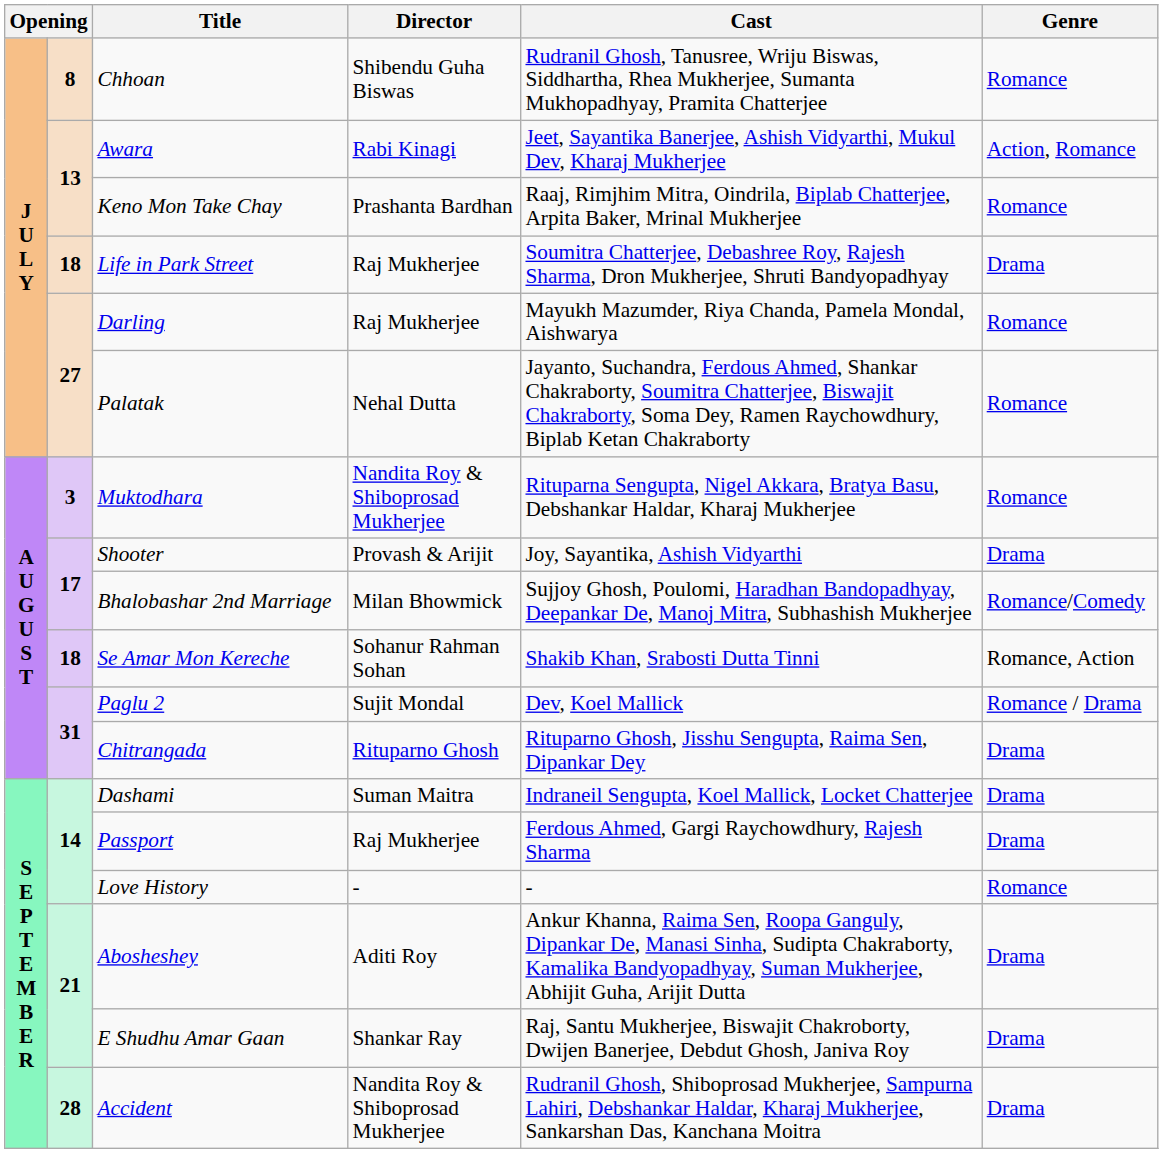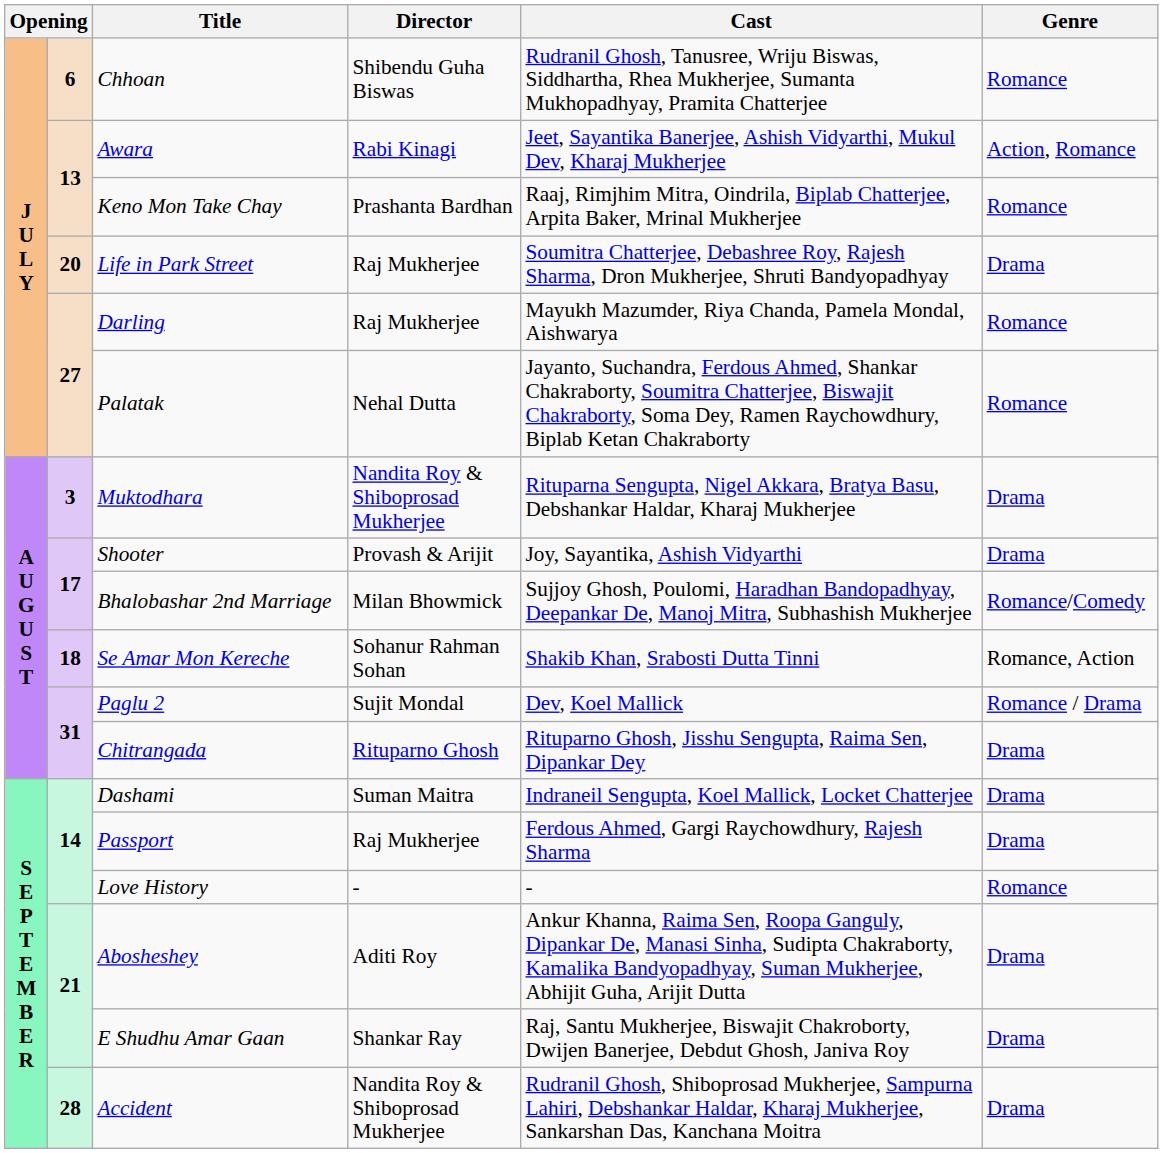(70, 79) 8 -> (70, 79) 6
(70, 264) 18 -> (70, 264) 20
(1027, 497) Romance -> (1016, 497) Drama
